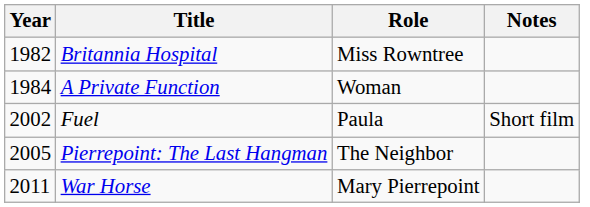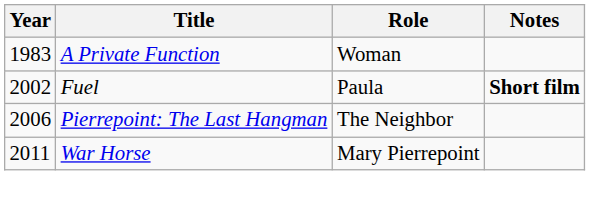- row: (139, 53)
(30, 86) 1984 -> (30, 53) 1983
(532, 119) normal -> (535, 86) bold
(30, 152) 2005 -> (30, 119) 2006
